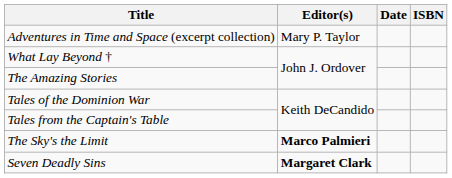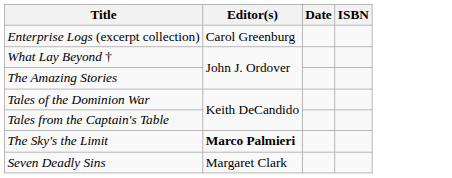- row: (141, 36)
+ row: (104, 36)
(326, 162) bold -> (246, 162) normal
